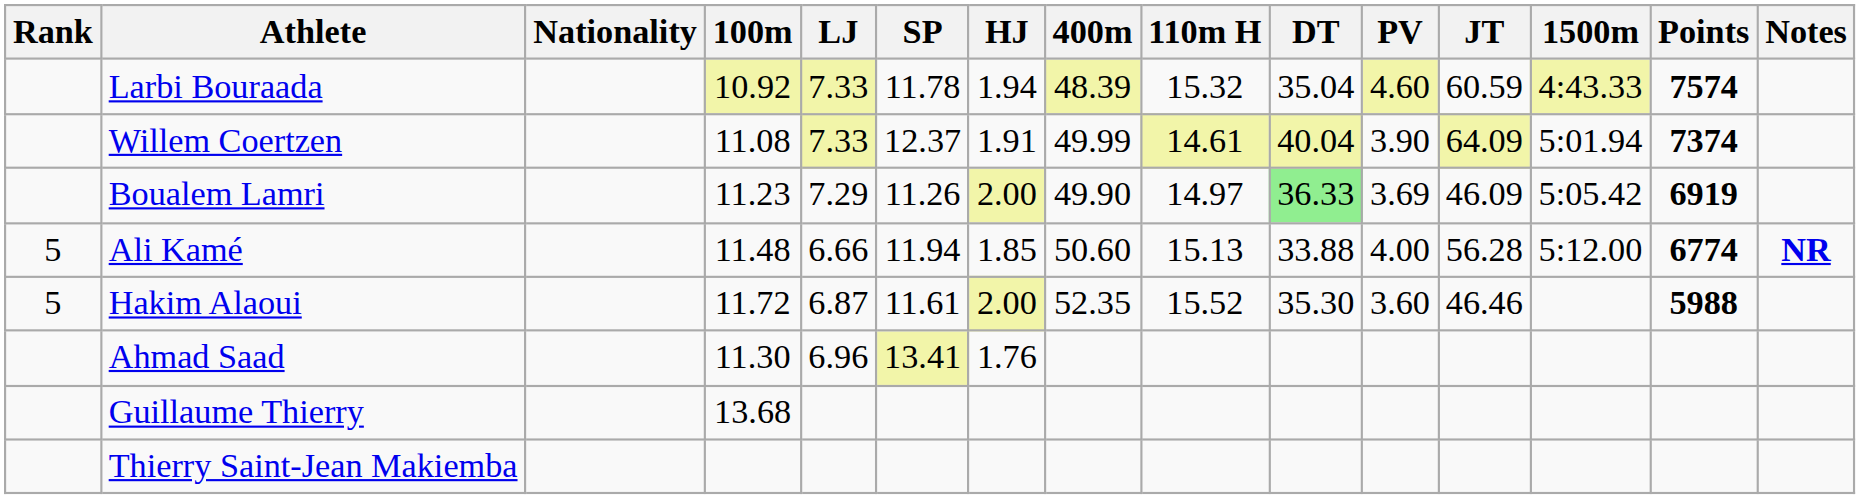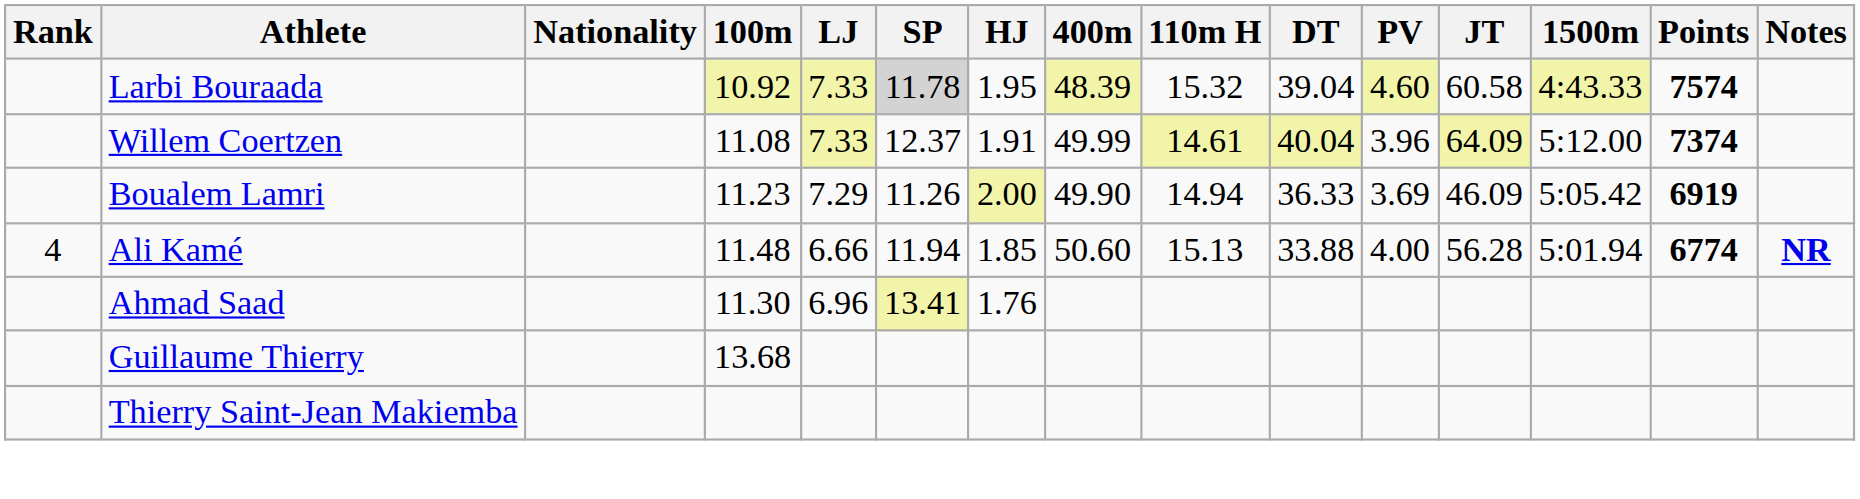(923, 85) no background -> (923, 85) lightgrey background
(1007, 85) 1.94 -> (1007, 85) 1.95
(1316, 85) 35.04 -> (1316, 85) 39.04
(1484, 85) 60.59 -> (1484, 85) 60.58
(1400, 140) 3.90 -> (1400, 140) 3.96
(1590, 140) 5:01.94 -> (1590, 140) 5:12.00
(1205, 194) 14.97 -> (1205, 194) 14.94
(1316, 194) lightgreen background -> (1316, 194) no background
(53, 248) 5 -> (53, 248) 4
(1590, 248) 5:12.00 -> (1590, 248) 5:01.94
- row: (205, 303)
